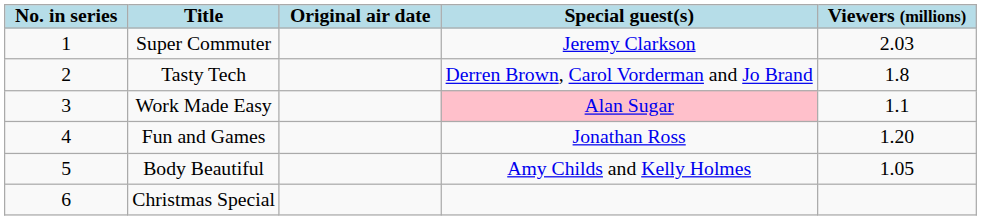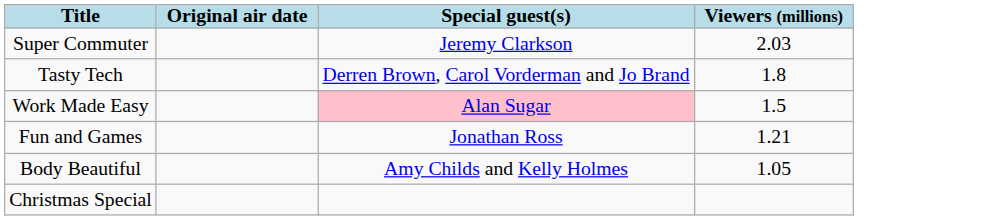- column: (66, 16)
(897, 105) 1.1 -> (774, 105) 1.5
(897, 137) 1.20 -> (774, 137) 1.21
